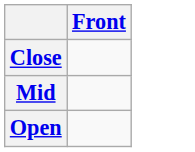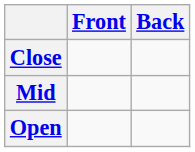+ column: (160, 22)
